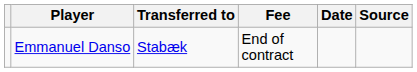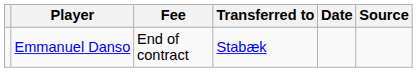columns swapped: (186, 16) <-> (278, 16)
